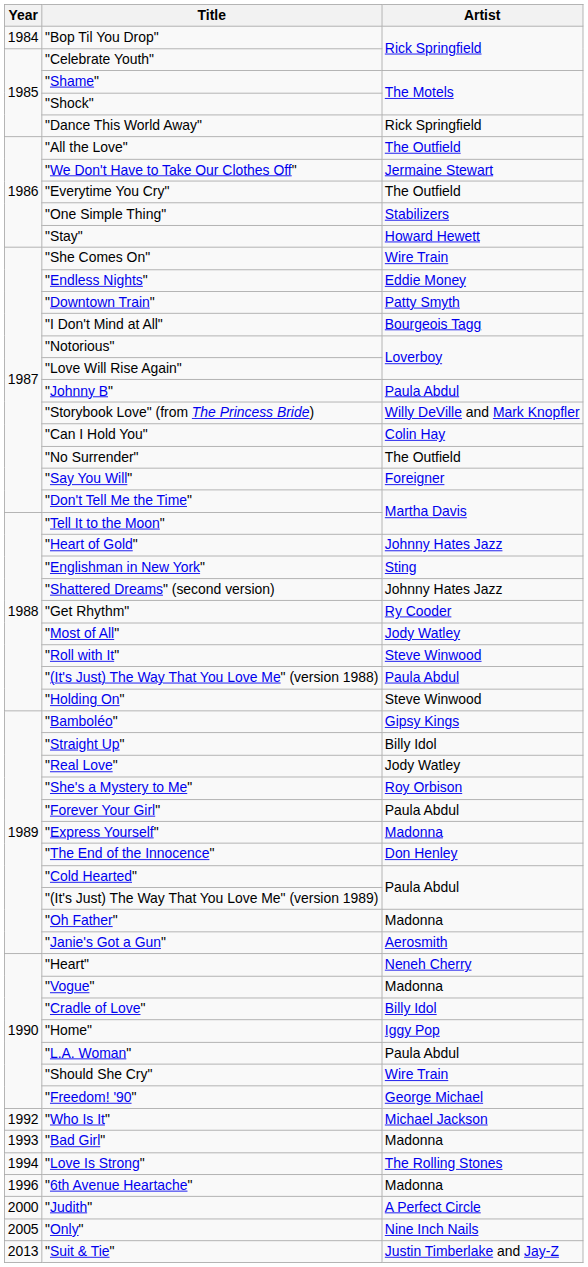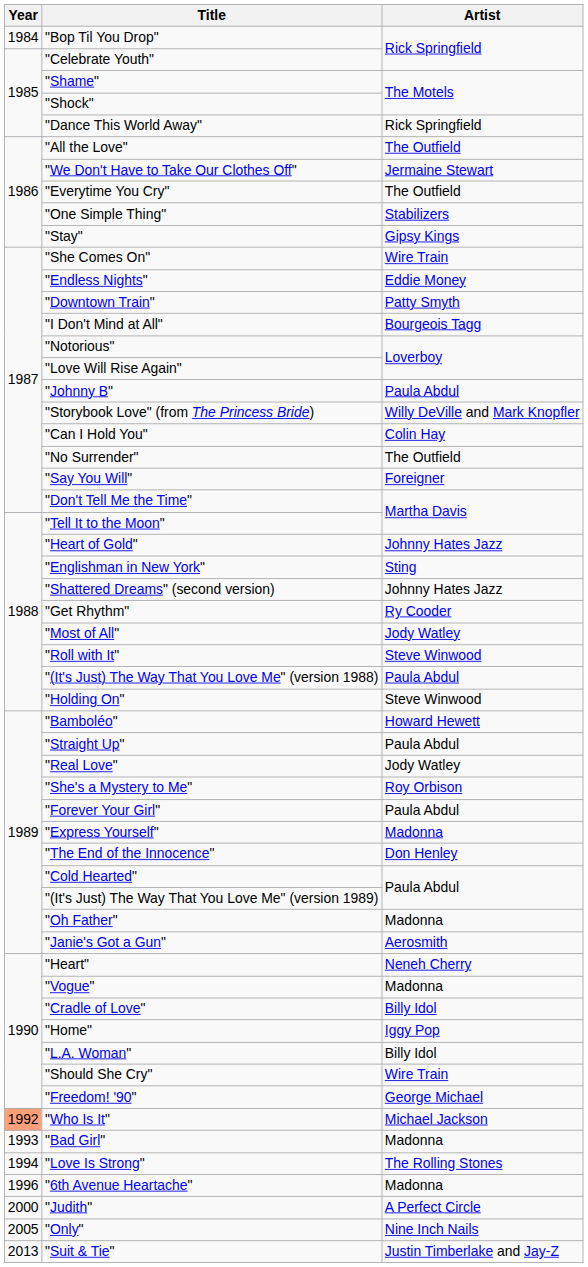(432, 236) Howard Hewett -> (422, 236) Gipsy Kings
(422, 721) Gipsy Kings -> (432, 721) Howard Hewett
(411, 744) Billy Idol -> (422, 744) Paula Abdul
(422, 1053) Paula Abdul -> (411, 1053) Billy Idol
(23, 1119) no background -> (23, 1119) lightsalmon background
